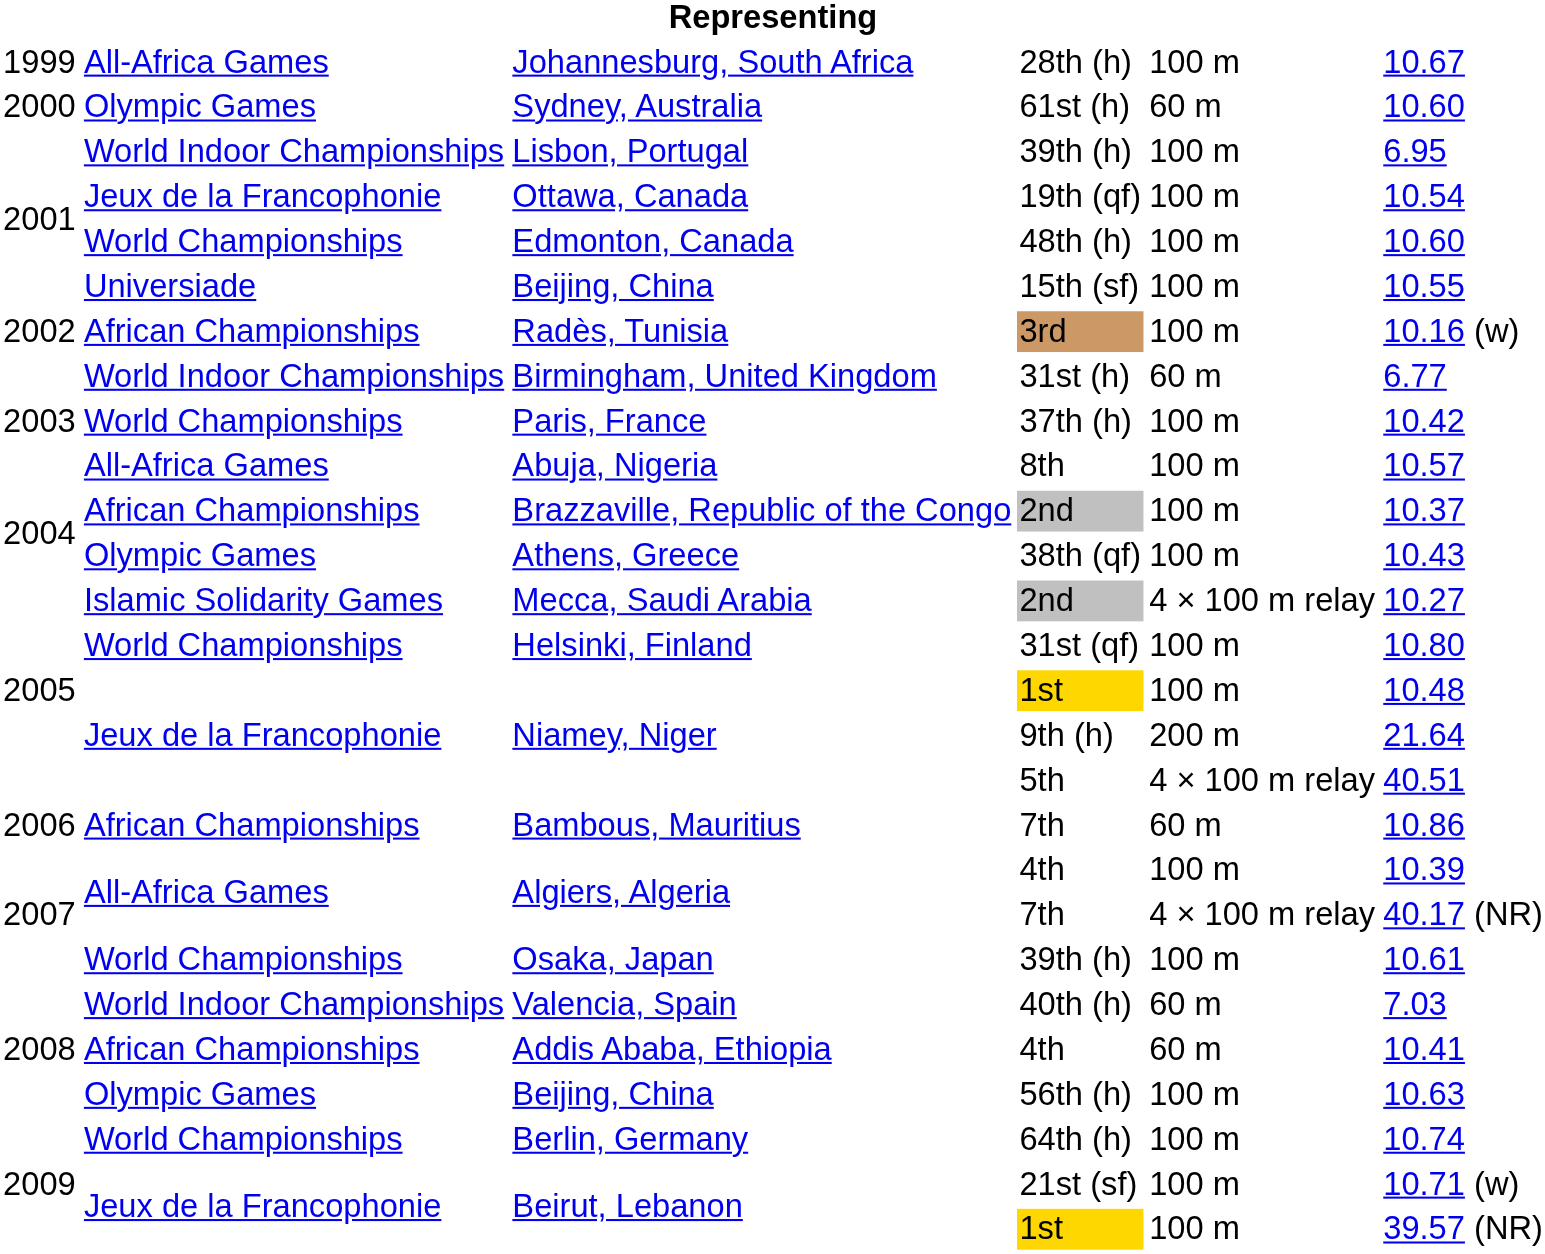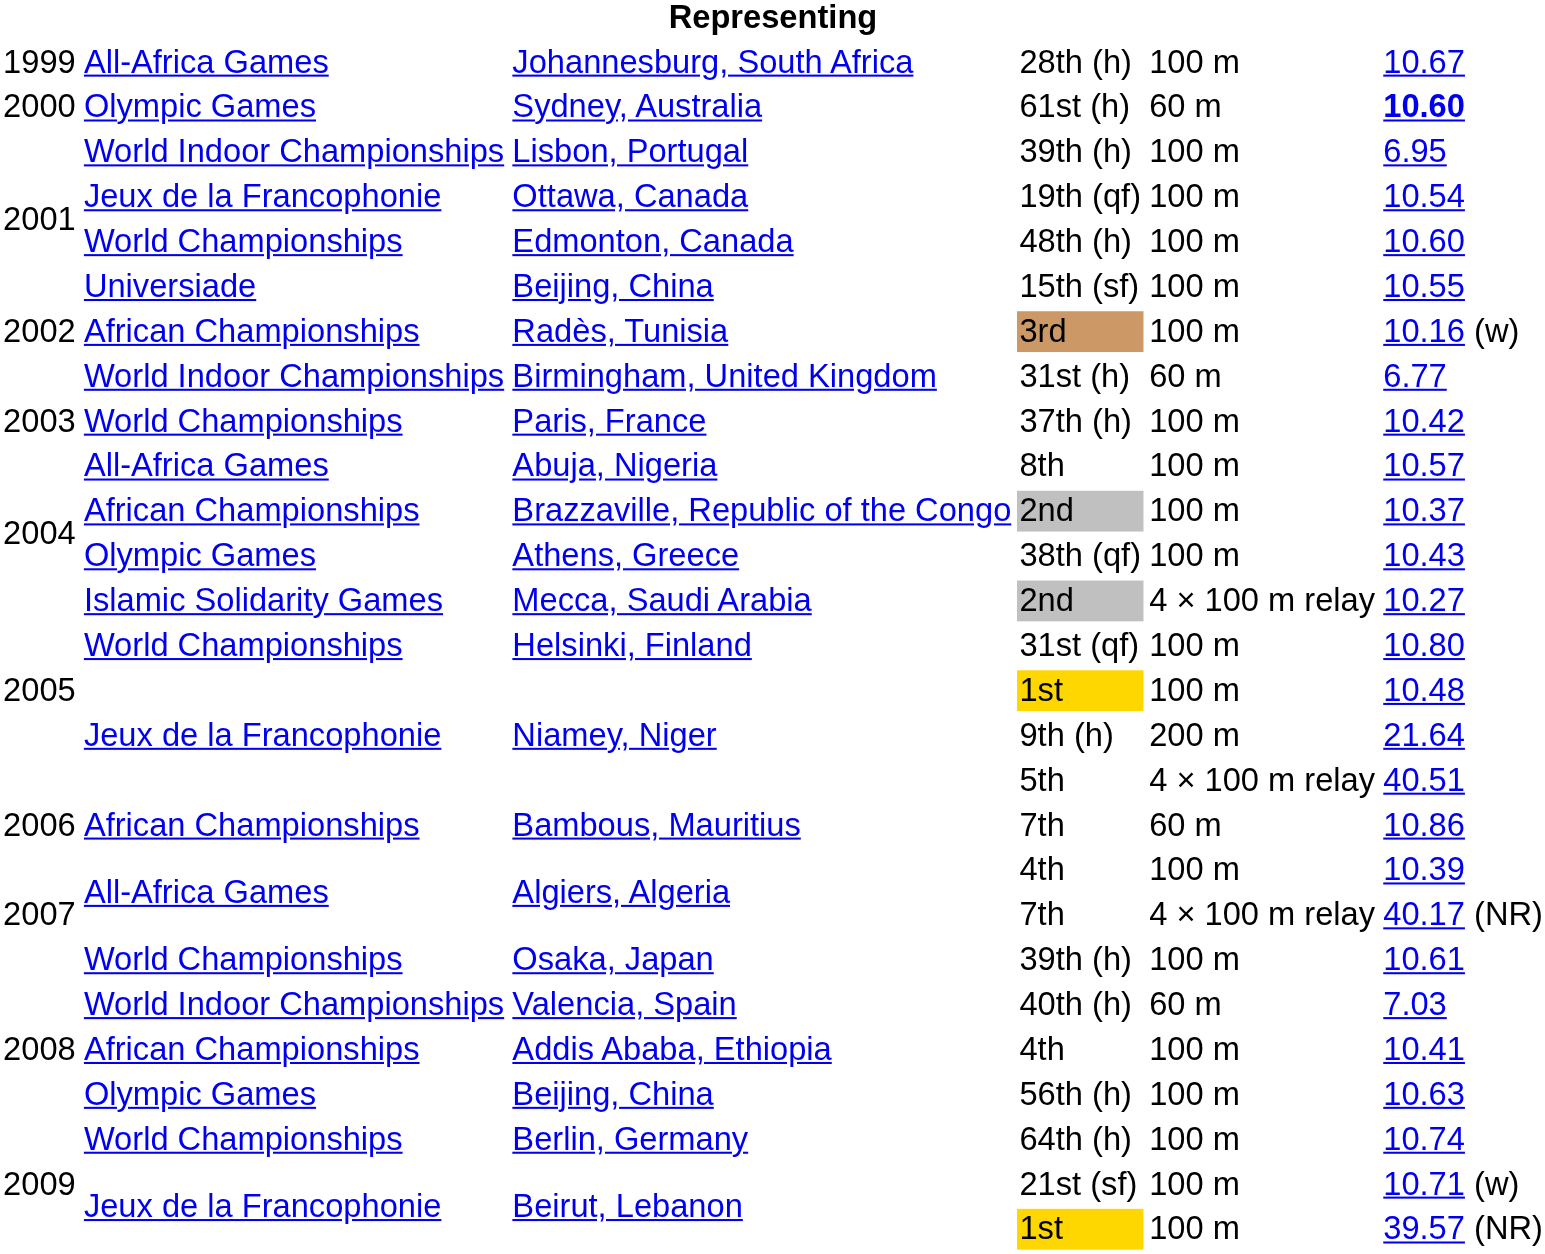(1424, 106) normal -> (1424, 106) bold
(1185, 1049) 60 m -> (1195, 1049) 100 m
